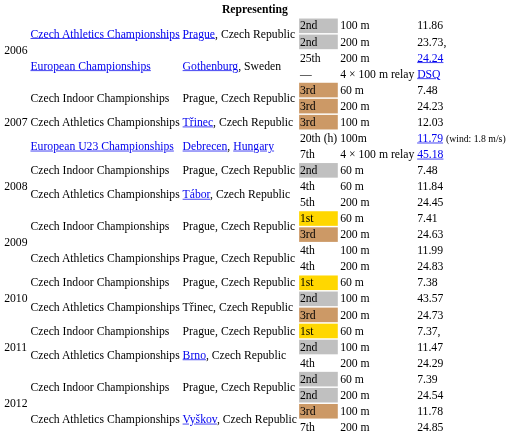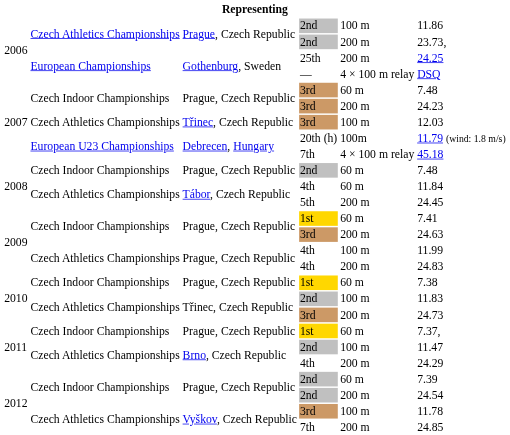(430, 58) 24.24 -> (430, 58) 24.25
(430, 298) 43.57 -> (430, 298) 11.83
